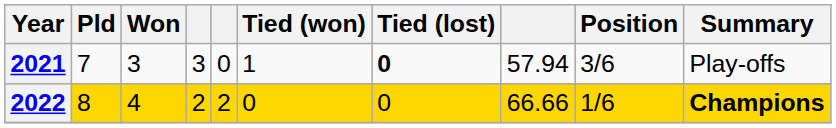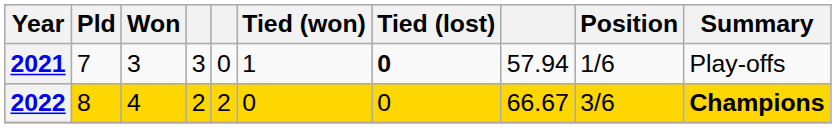(597, 63) 3/6 -> (597, 63) 1/6
(538, 102) 66.66 -> (538, 102) 66.67
(597, 102) 1/6 -> (597, 102) 3/6
